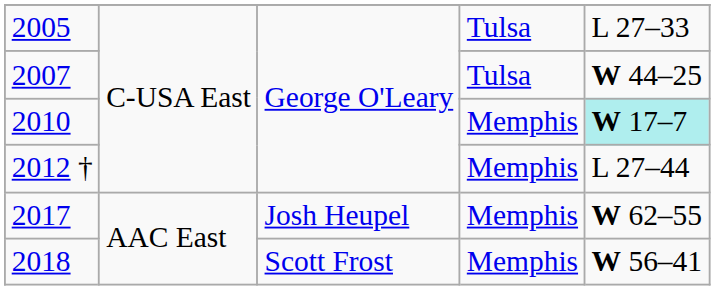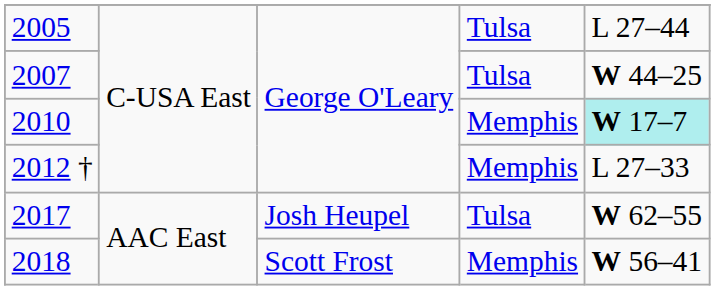(641, 27) L 27–33 -> (641, 27) L 27–44
(641, 167) L 27–44 -> (641, 167) L 27–33
(522, 214) Memphis -> (499, 214) Tulsa
